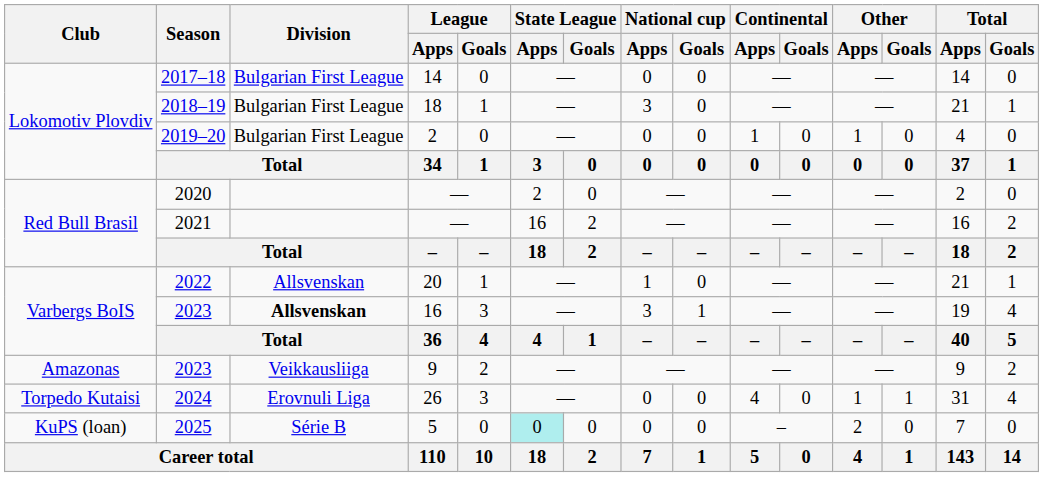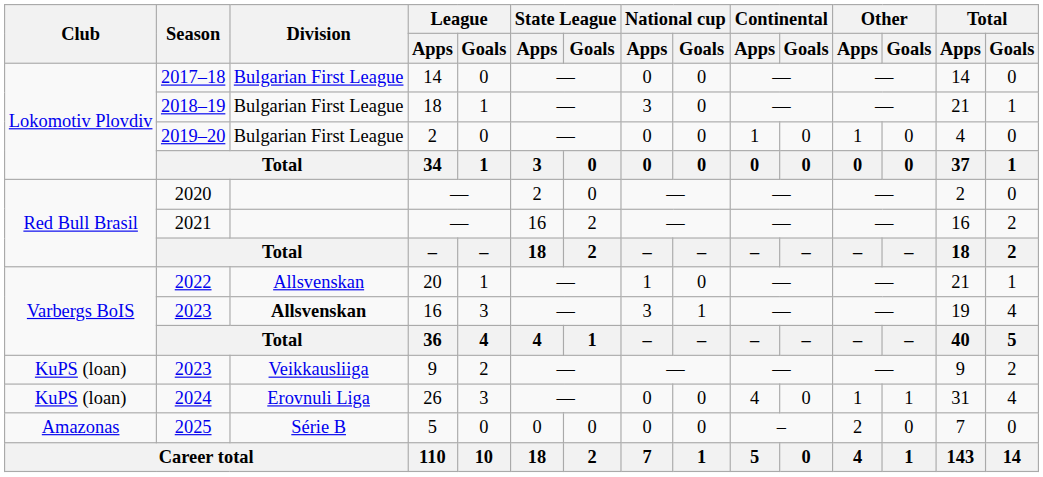(81, 369) Amazonas -> (81, 369) KuPS (loan)
(81, 398) Torpedo Kutaisi -> (81, 398) KuPS (loan)
(81, 427) KuPS (loan) -> (81, 427) Amazonas
(537, 427) paleturquoise background -> (537, 427) no background
